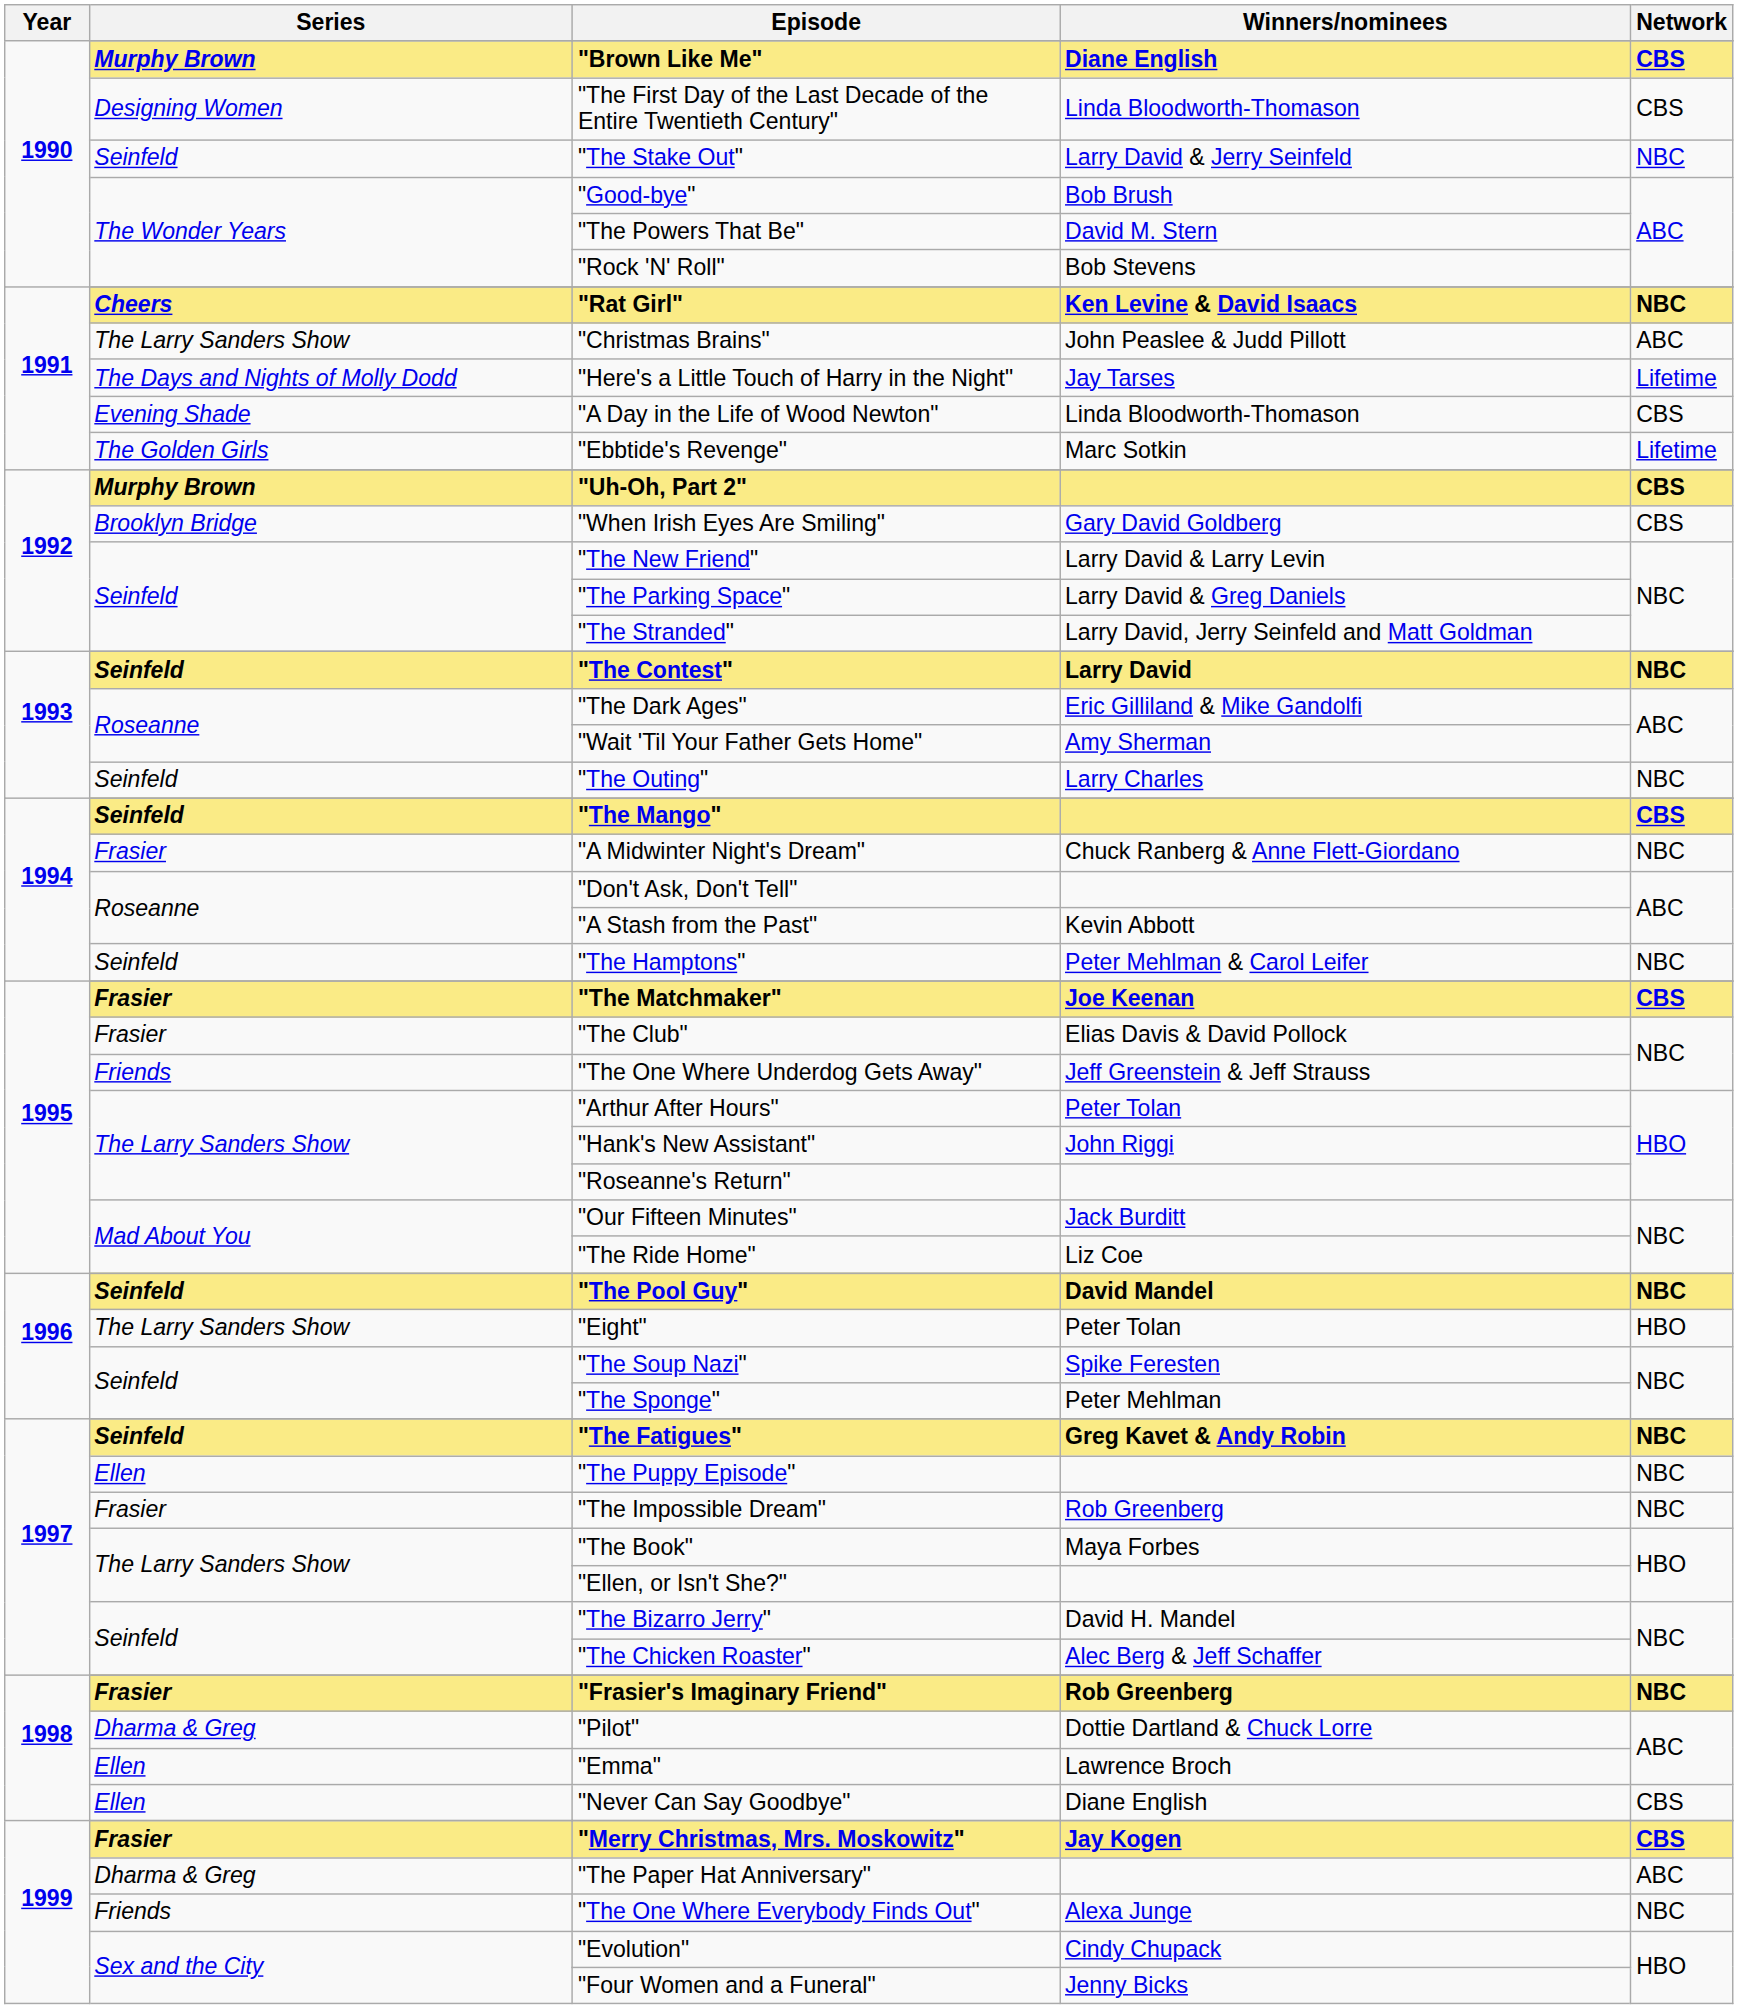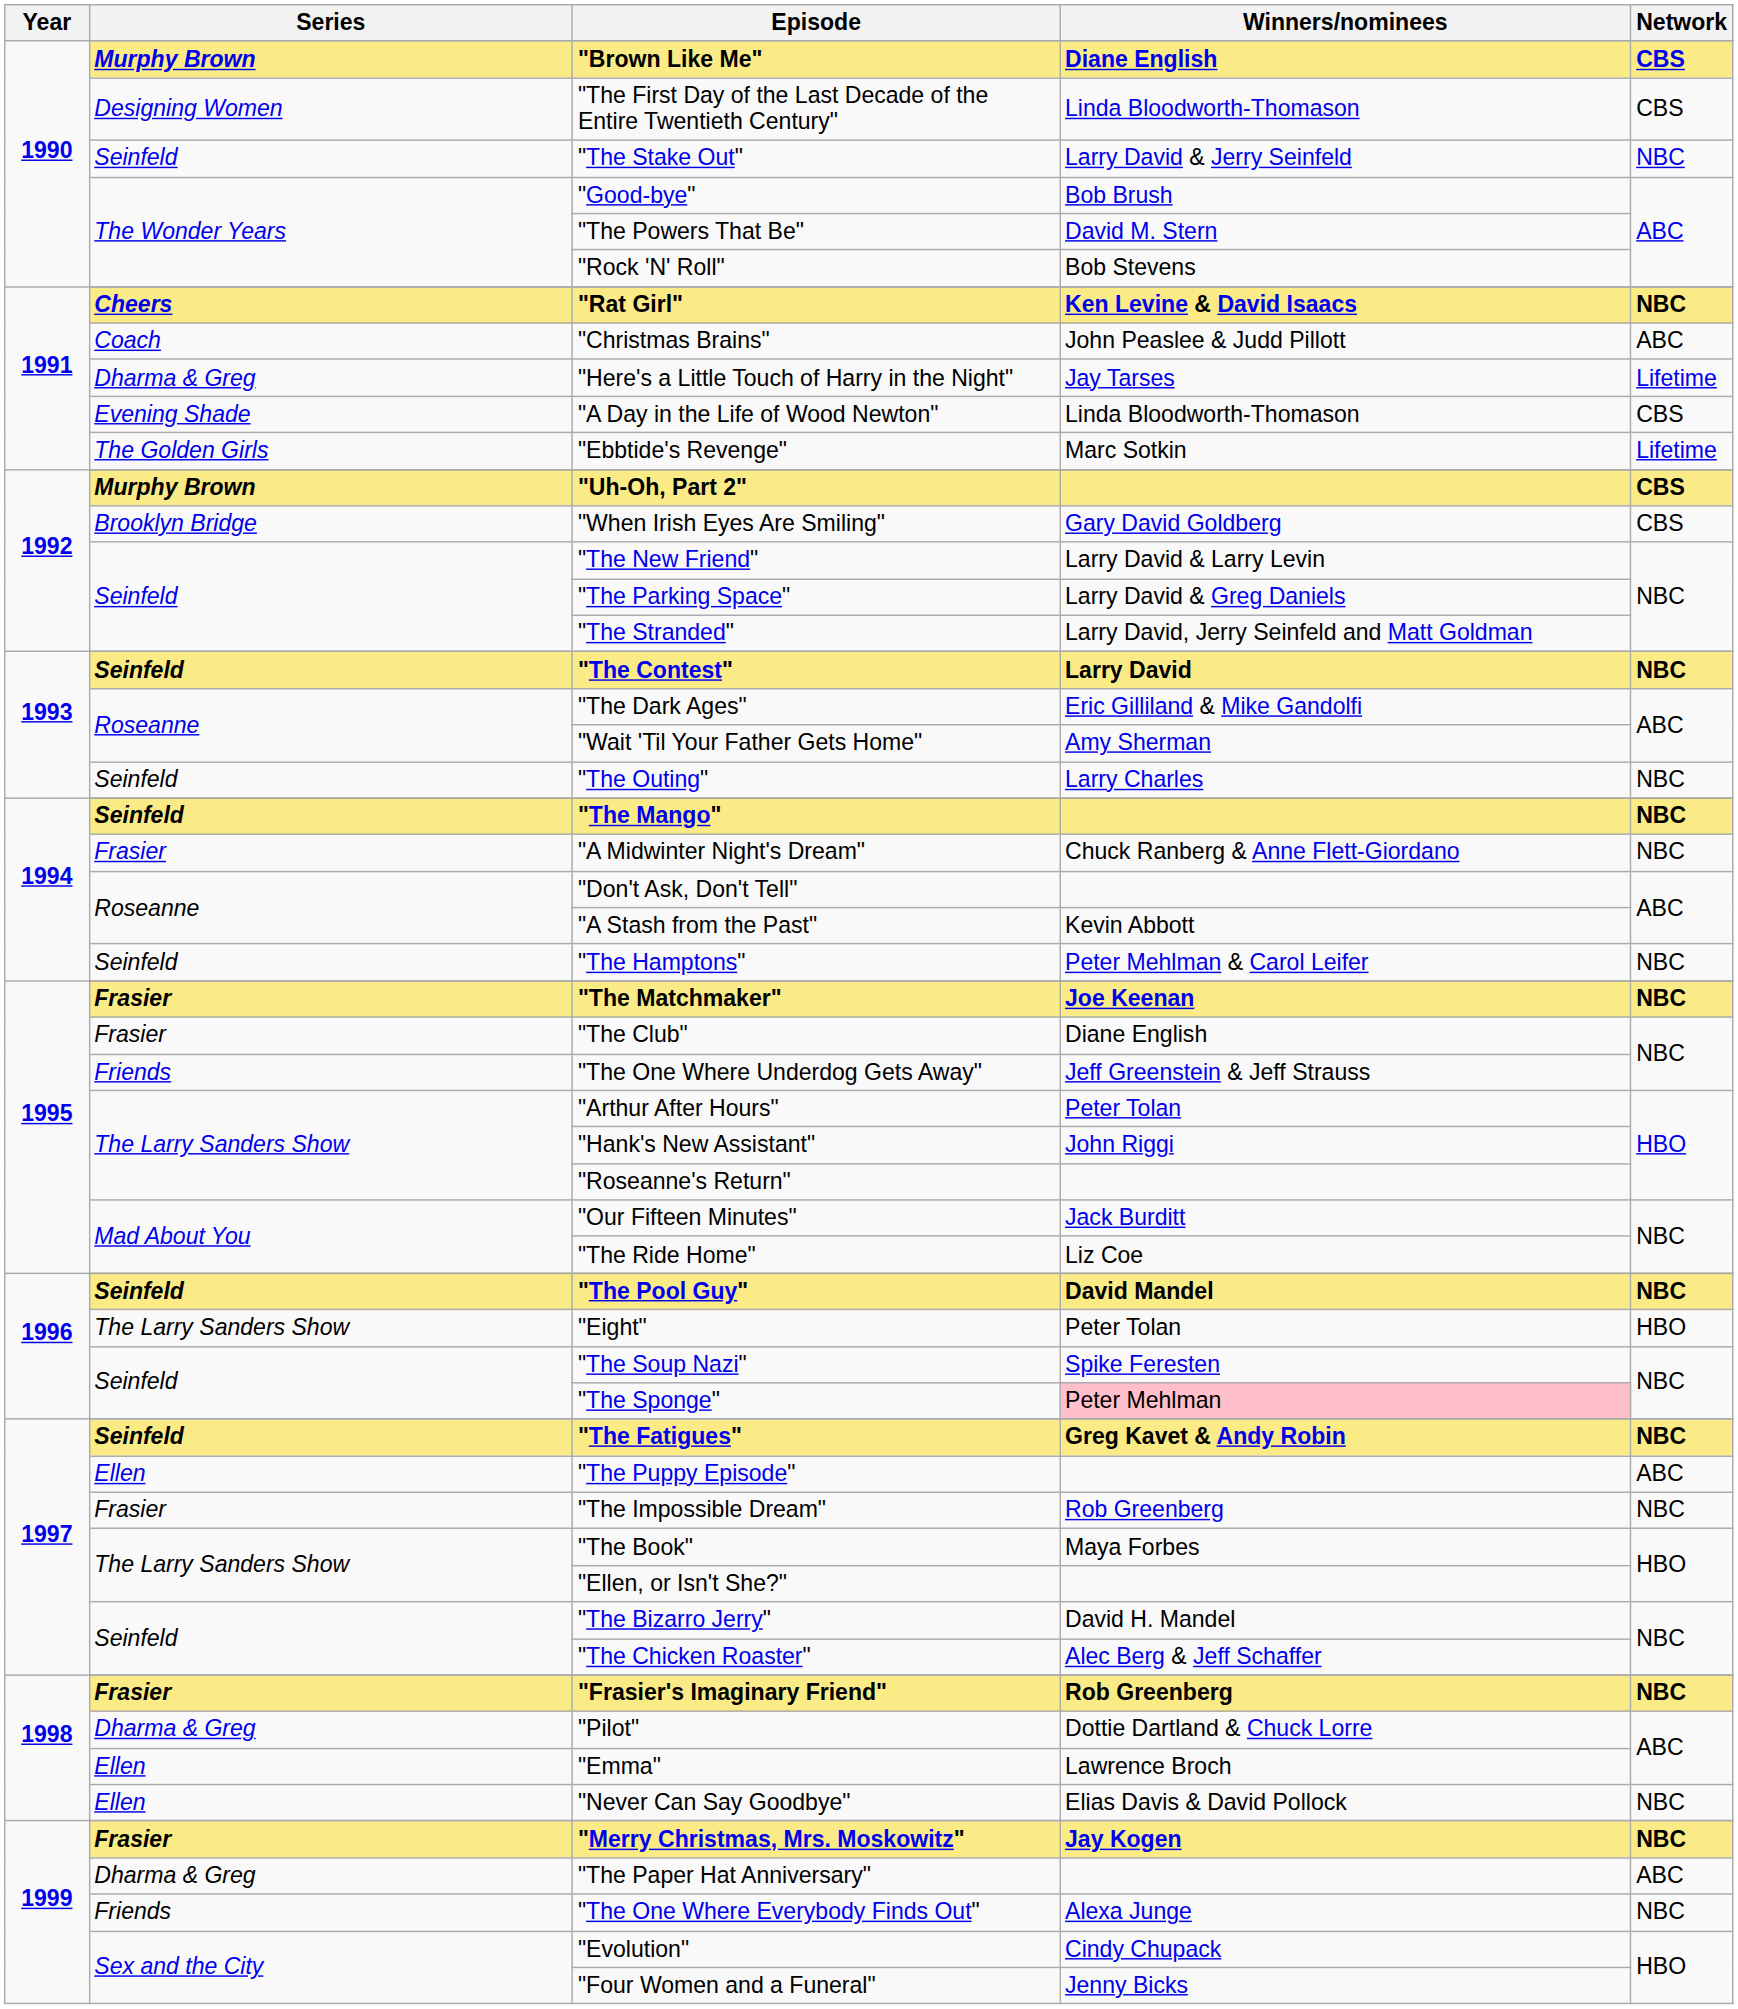(222, 341) The Larry Sanders Show -> (128, 341) Coach
(275, 377) The Days and Nights of Molly Dodd -> (175, 377) Dharma & Greg
(1660, 816) CBS -> (1661, 816) NBC
(1660, 998) CBS -> (1661, 998) NBC
(1206, 1035) Elias Davis & David Pollock -> (1136, 1035) Diane English
(1143, 1400) no background -> (1143, 1400) pink background
(1660, 1473) NBC -> (1660, 1473) ABC
(1136, 1802) Diane English -> (1206, 1802) Elias Davis & David Pollock
(1660, 1802) CBS -> (1660, 1802) NBC
(1660, 1839) CBS -> (1661, 1839) NBC
